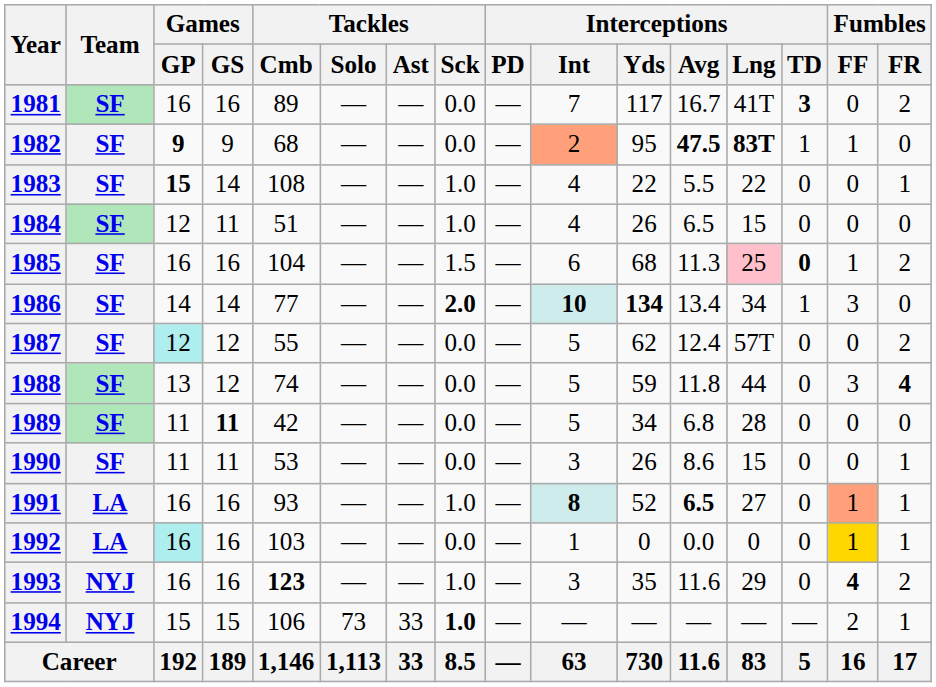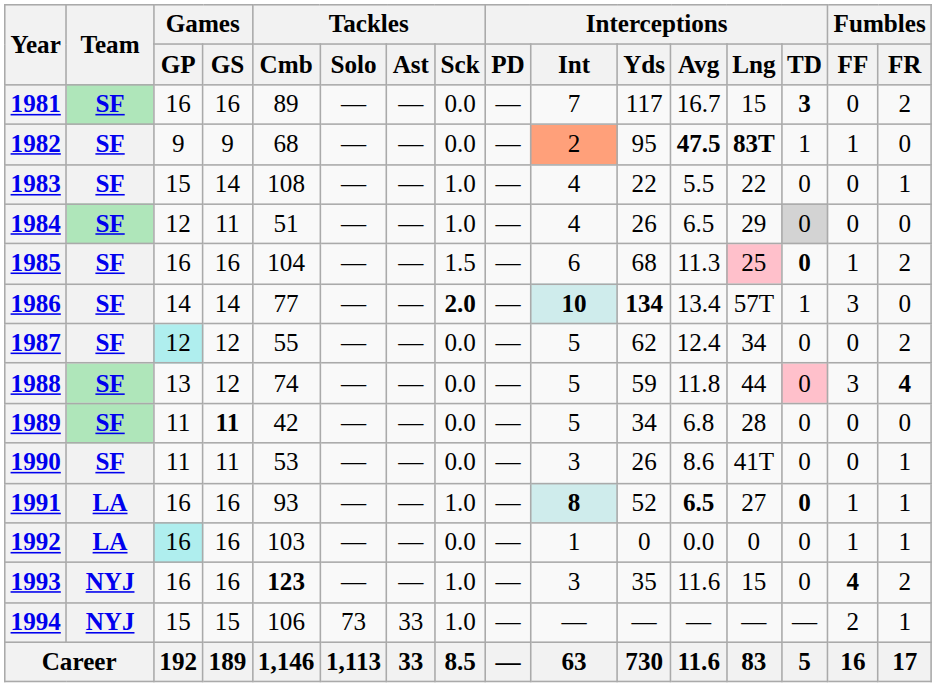(754, 104) 41T -> (754, 104) 15
(178, 143) bold -> (178, 143) normal
(178, 183) bold -> (178, 183) normal
(754, 223) 15 -> (754, 223) 29
(805, 223) no background -> (805, 223) lightgrey background
(754, 303) 34 -> (754, 303) 57T
(754, 343) 57T -> (754, 343) 34
(805, 382) no background -> (805, 382) pink background
(754, 462) 15 -> (754, 462) 41T
(805, 502) normal -> (805, 502) bold
(853, 502) lightsalmon background -> (853, 502) no background
(853, 542) gold background -> (853, 542) no background
(754, 582) 29 -> (754, 582) 15
(460, 622) bold -> (460, 622) normal
